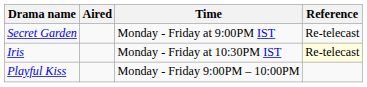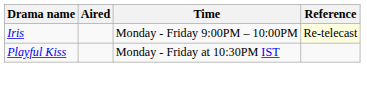- row: (42, 33)
(199, 52) Monday - Friday at 10:30PM IST -> (207, 33) Monday - Friday 9:00PM – 10:00PM
(209, 71) Monday - Friday 9:00PM – 10:00PM -> (198, 52) Monday - Friday at 10:30PM IST
